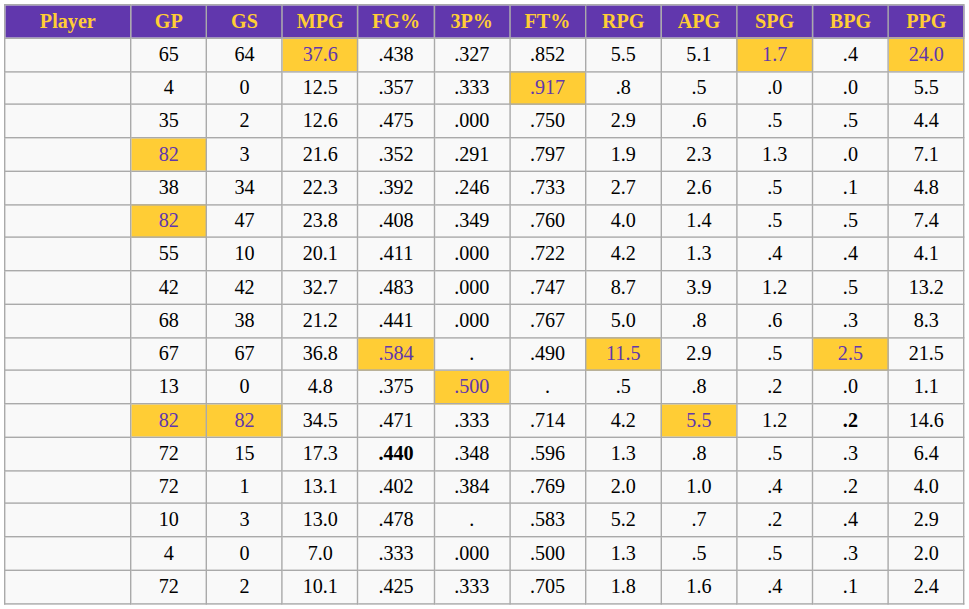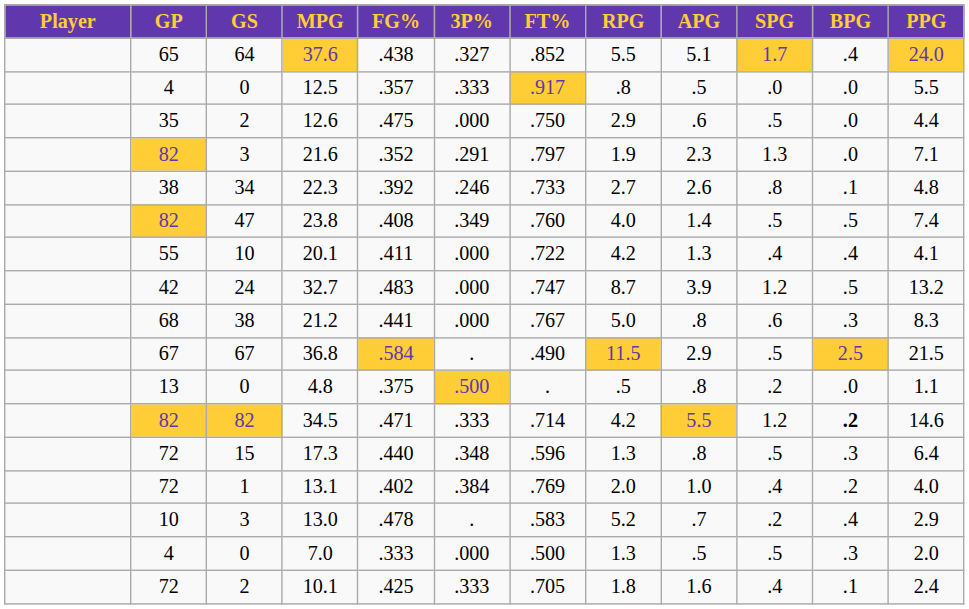(850, 121) .5 -> (850, 121) .0
(775, 187) .5 -> (775, 187) .8
(245, 287) 42 -> (245, 287) 24
(396, 453) bold -> (396, 453) normal
